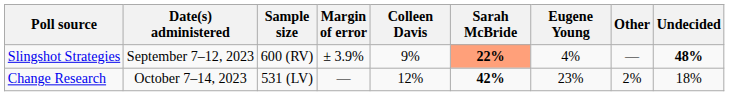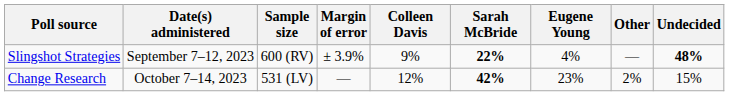(491, 56) lightsalmon background -> (491, 56) no background
(689, 79) 18% -> (689, 79) 15%
